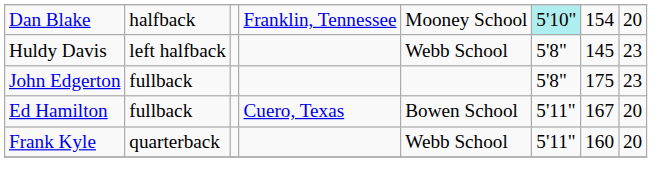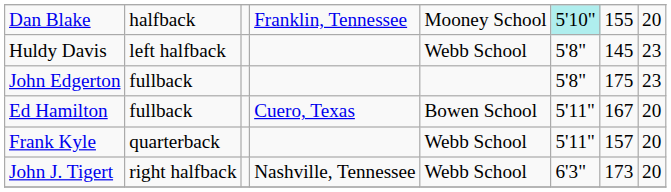(600, 19) 154 -> (619, 19) 155
(600, 141) 160 -> (619, 141) 157
+ row: (61, 171)
